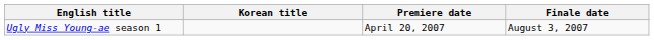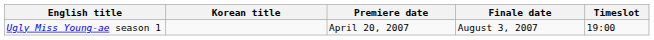+ column: (617, 12)
